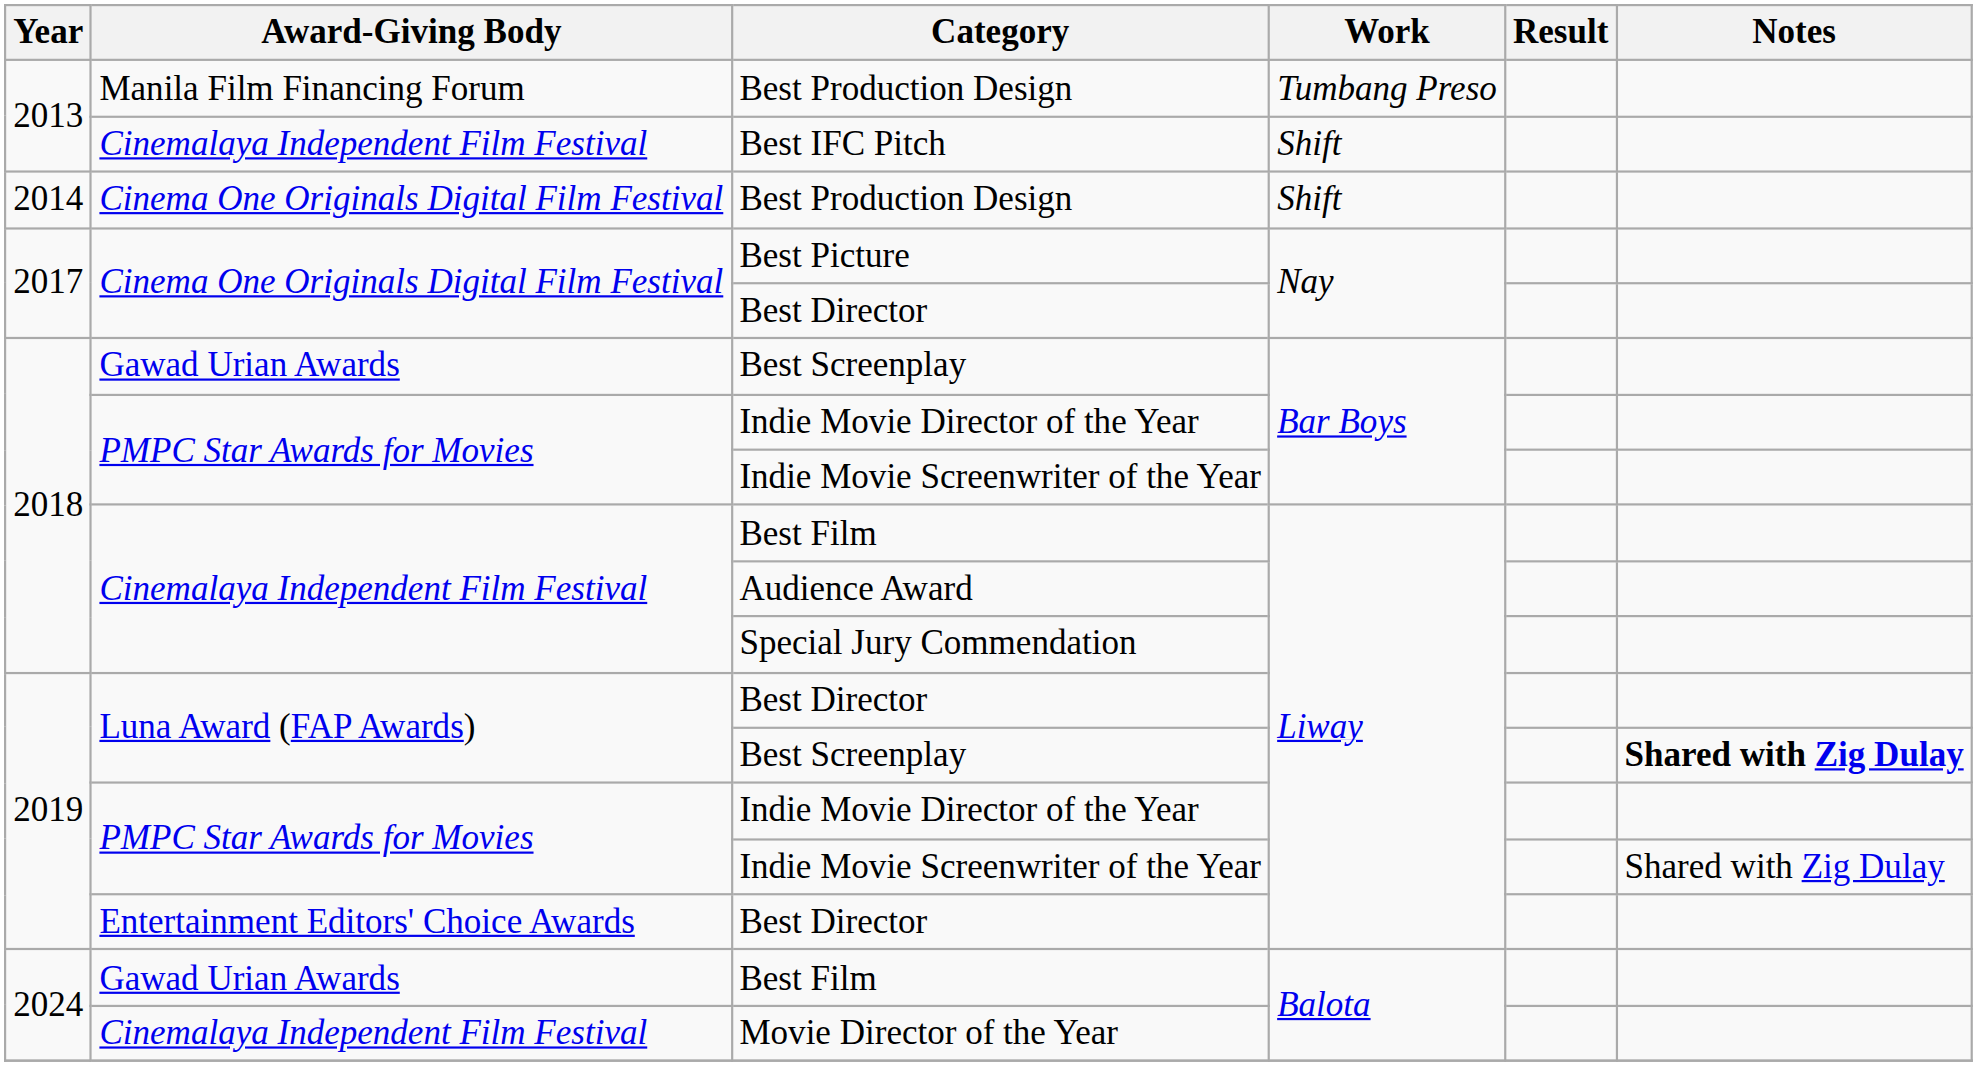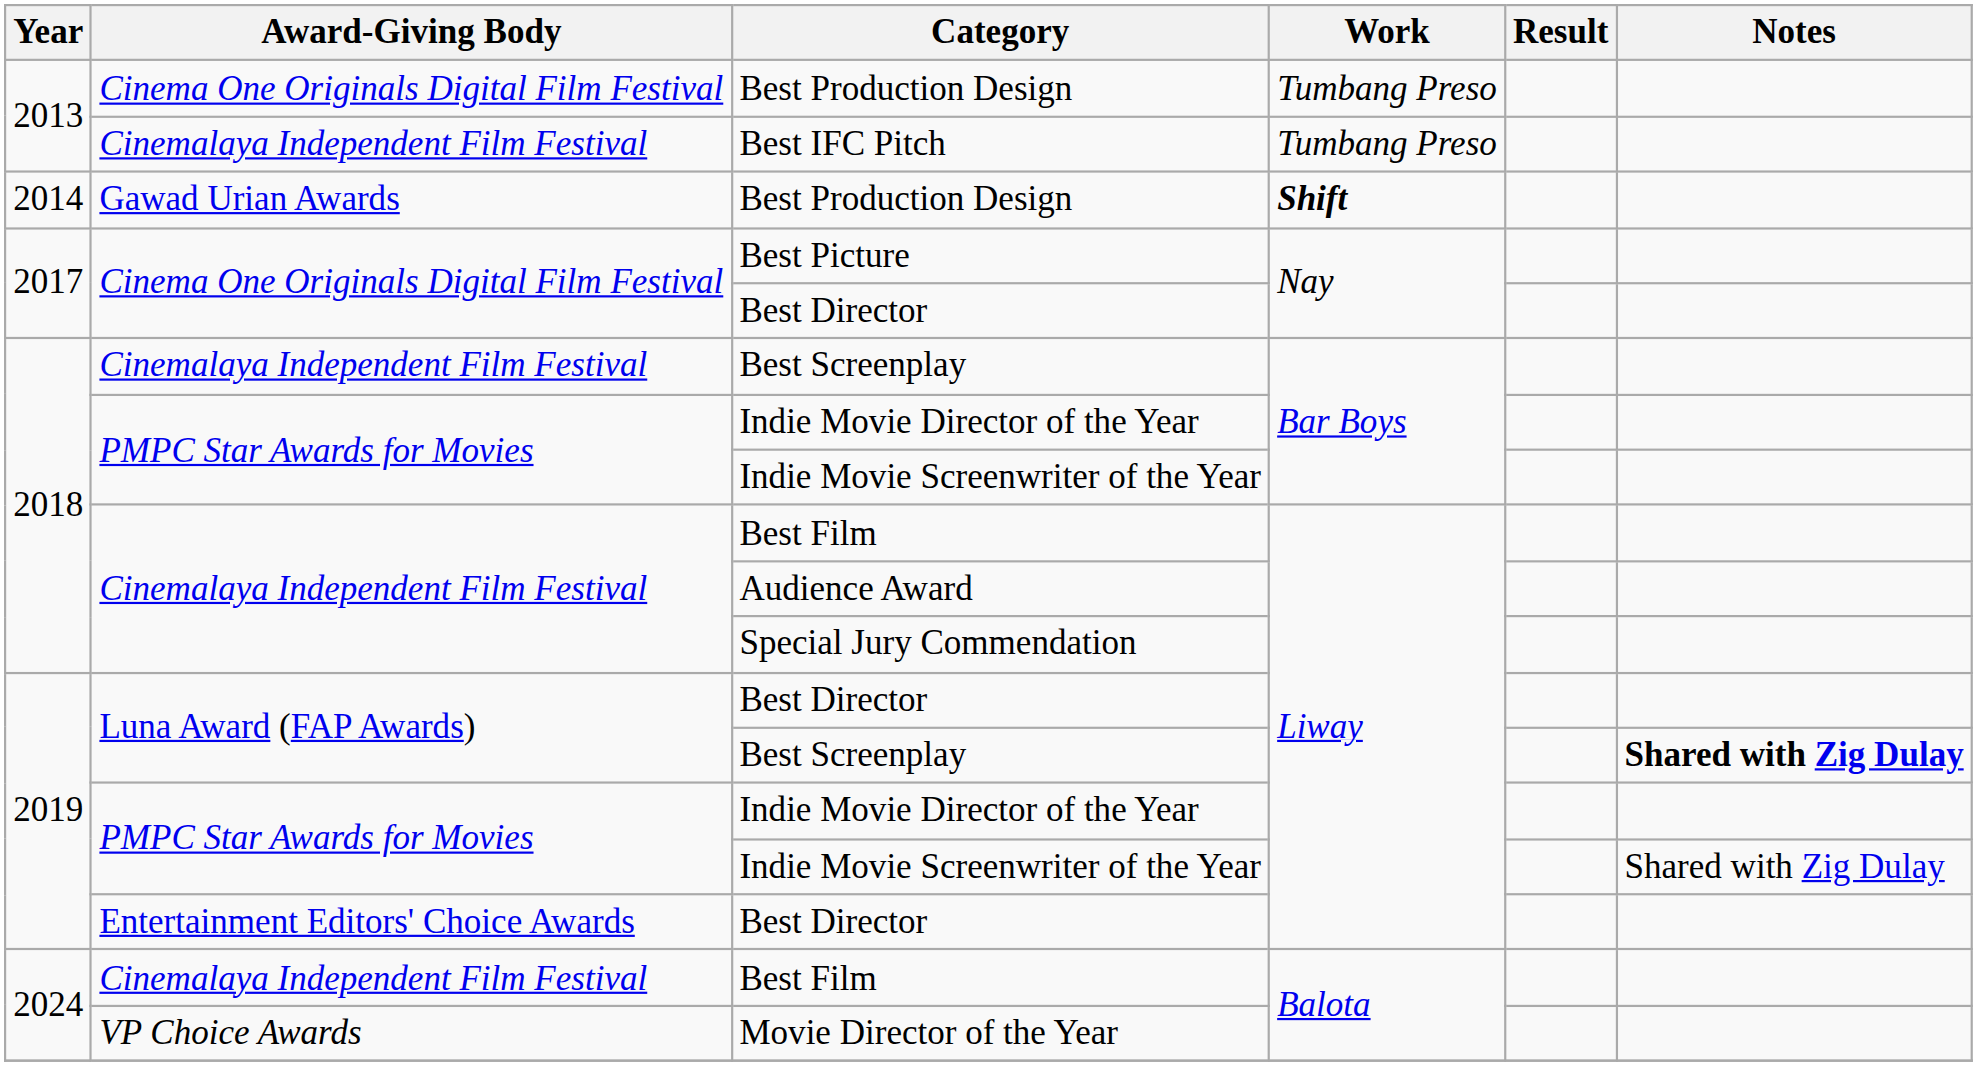(312, 87) Manila Film Financing Forum -> (411, 87) Cinema One Originals Digital Film Festival
(1309, 143) Shift -> (1387, 143) Tumbang Preso
(411, 198) Cinema One Originals Digital Film Festival -> (250, 198) Gawad Urian Awards
(1309, 198) normal -> (1312, 198) bold
(250, 365) Gawad Urian Awards -> (373, 365) Cinemalaya Independent Film Festival
(250, 976) Gawad Urian Awards -> (373, 976) Cinemalaya Independent Film Festival
(373, 1032) Cinemalaya Independent Film Festival -> (230, 1032) VP Choice Awards
